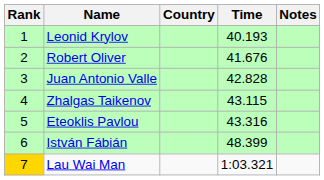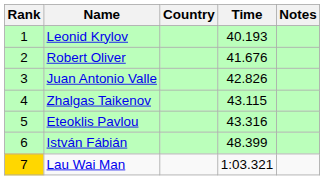(247, 79) 42.828 -> (247, 79) 42.826
